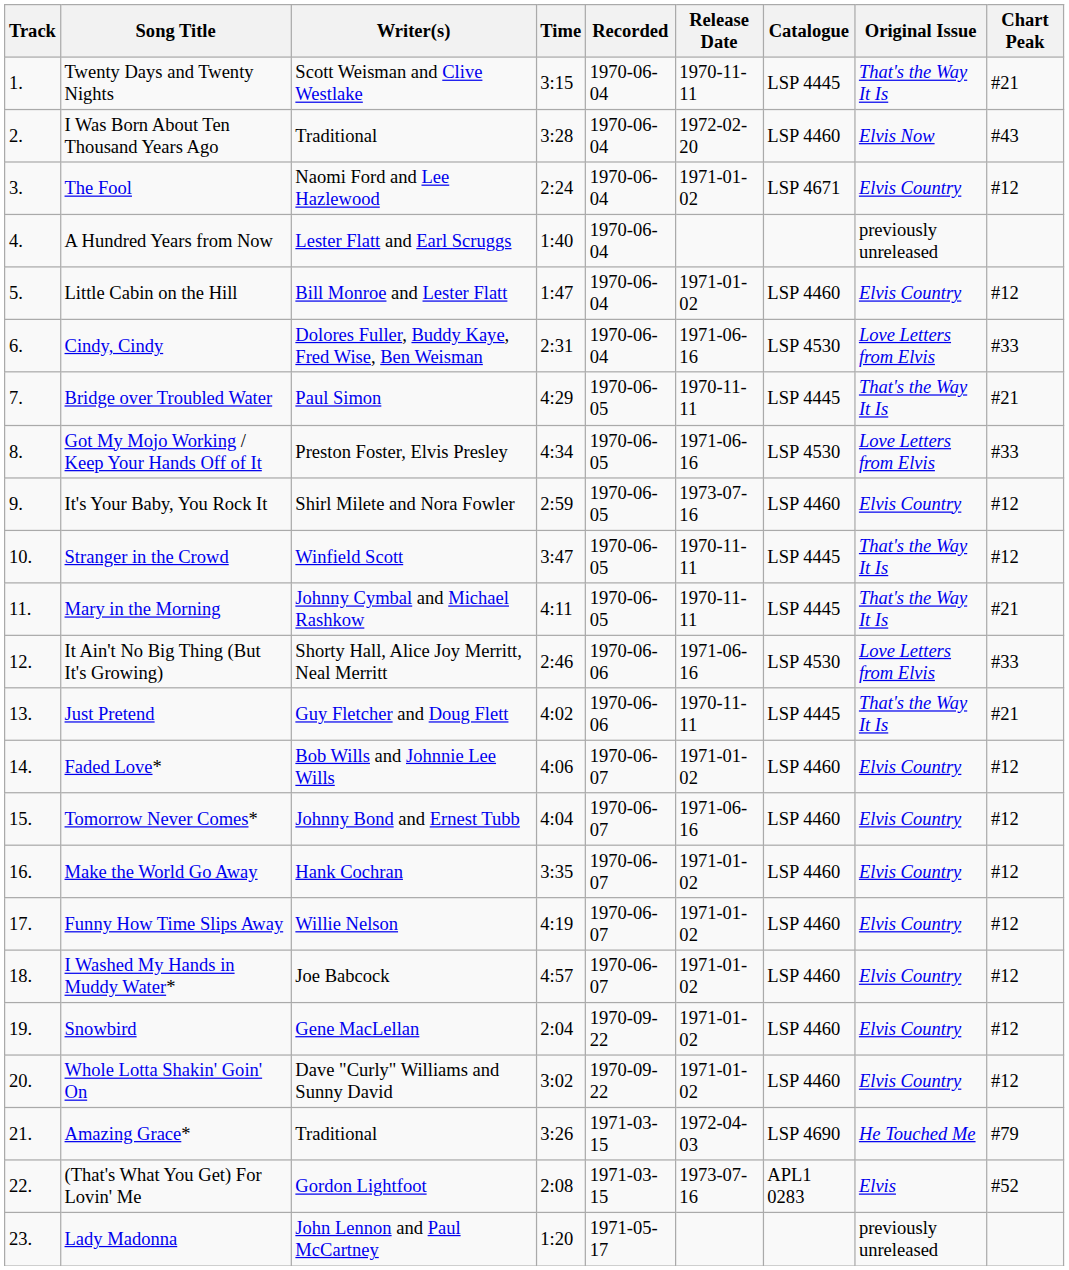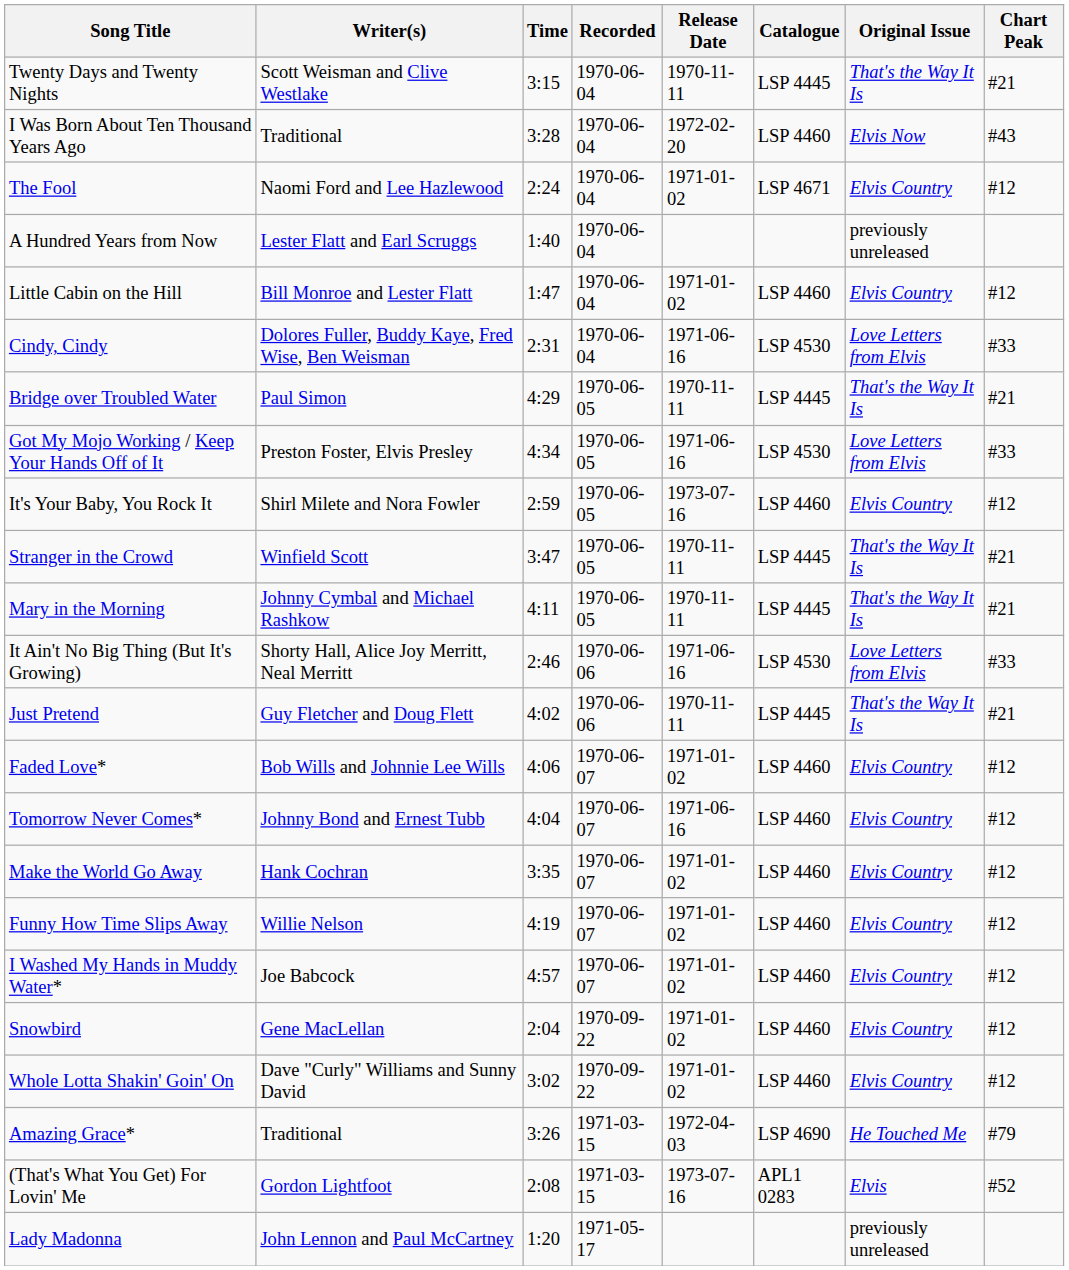- column: (32, 30)
(1005, 556) #12 -> (1002, 556) #21
